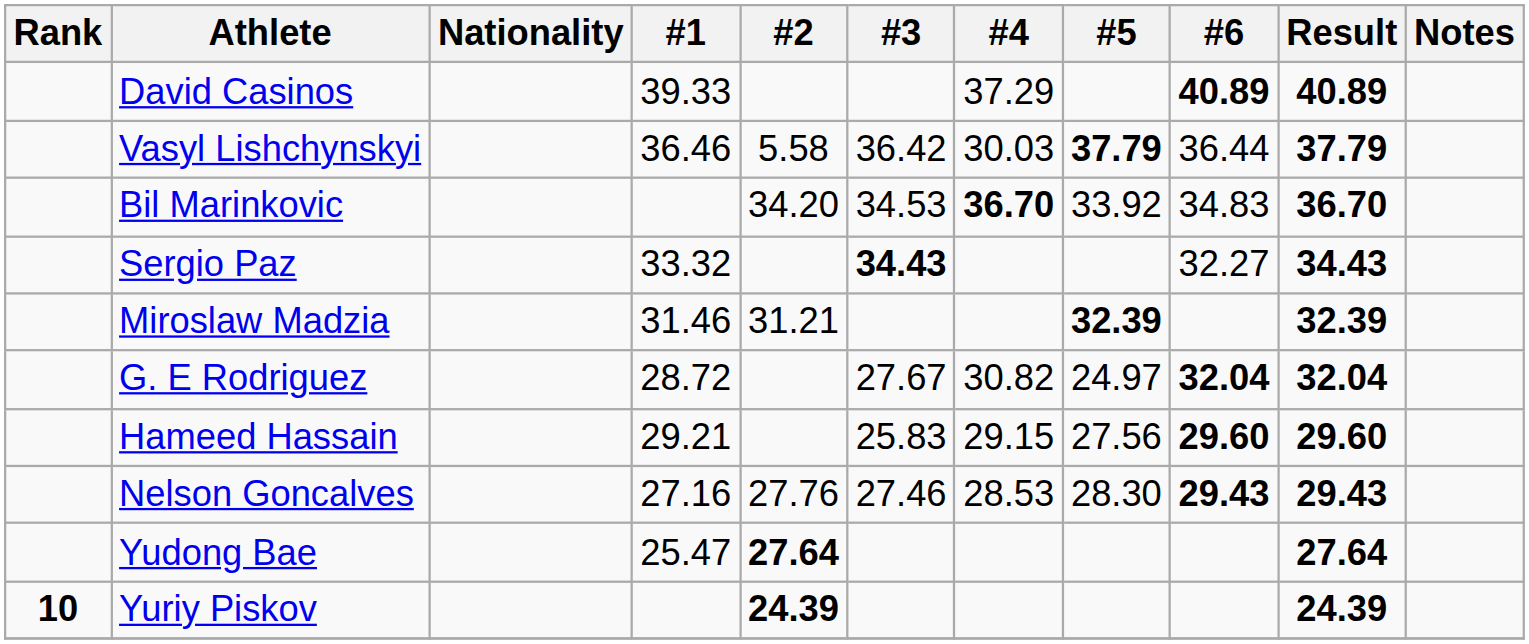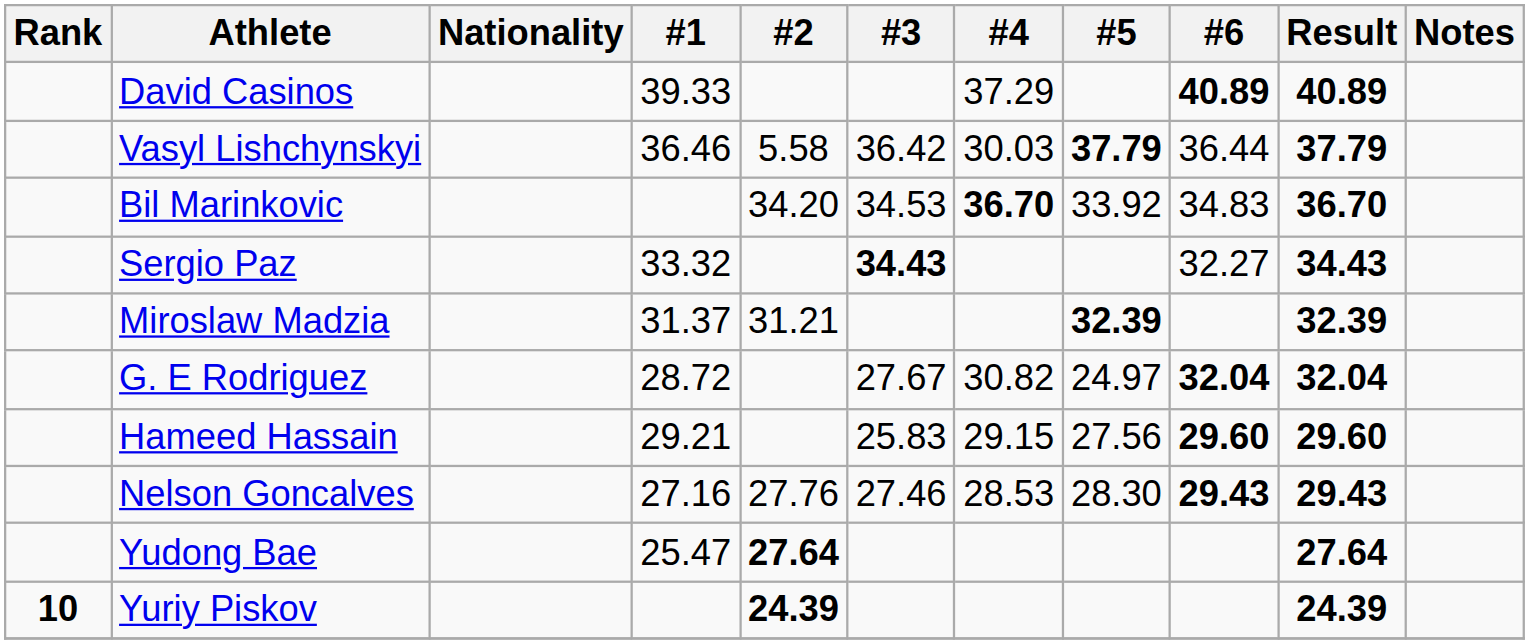(686, 321) 31.46 -> (686, 321) 31.37
